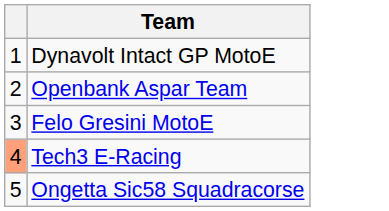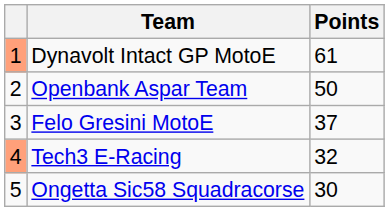+ column: (347, 22)
(16, 55) no background -> (16, 55) lightsalmon background
